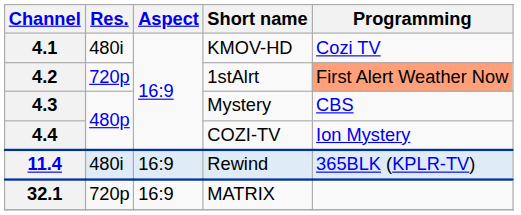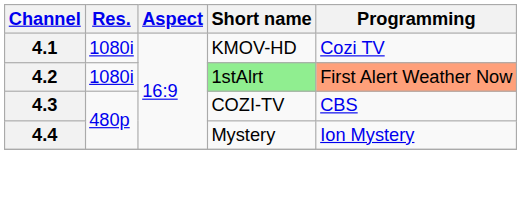(106, 47) 480i -> (111, 47) 1080i
(109, 76) 720p -> (111, 76) 1080i
(233, 76) no background -> (237, 76) lightgreen background
(239, 105) Mystery -> (248, 105) COZI-TV
(244, 134) COZI-TV -> (243, 134) Mystery
- row: (45, 164)
- row: (45, 194)
